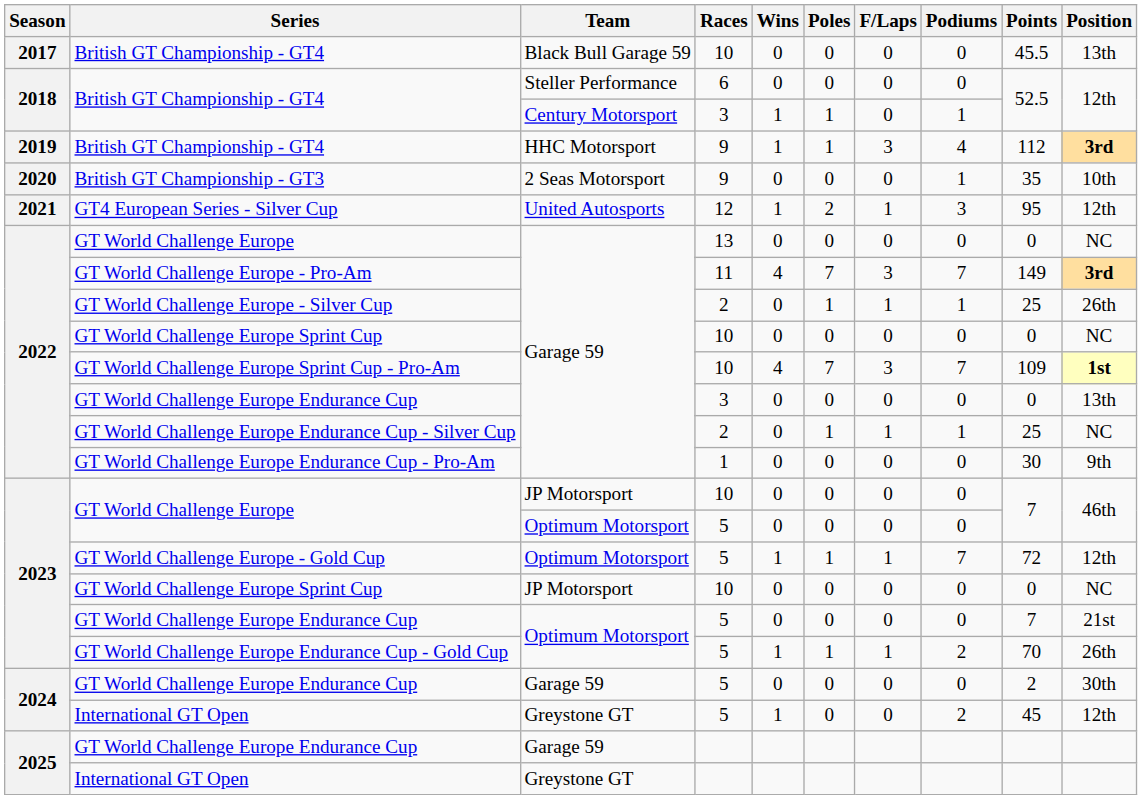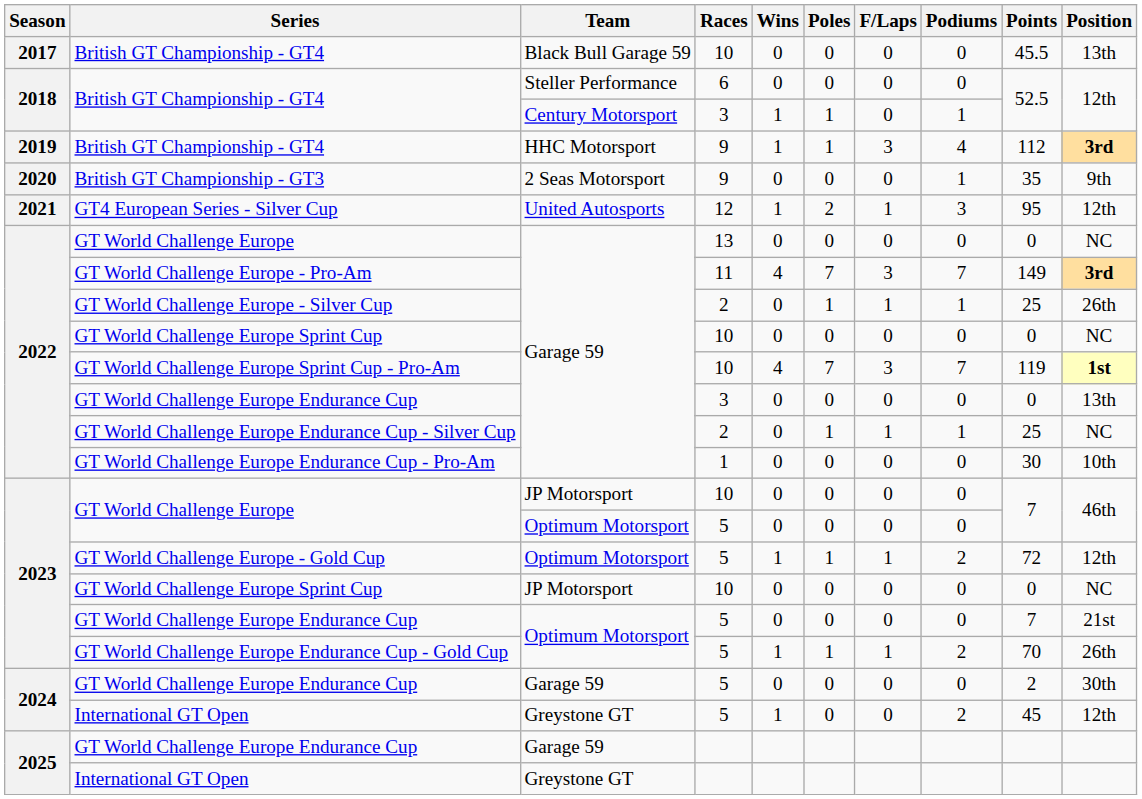(1099, 178) 10th -> (1099, 178) 9th
(1032, 368) 109 -> (1032, 368) 119
(1099, 462) 9th -> (1099, 462) 10th
(961, 557) 7 -> (961, 557) 2
